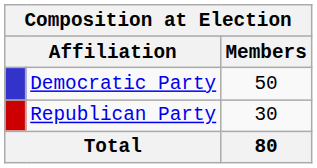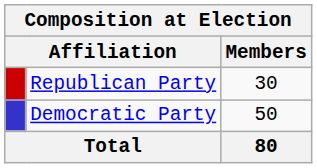rows swapped: (123, 84) <-> (123, 115)
